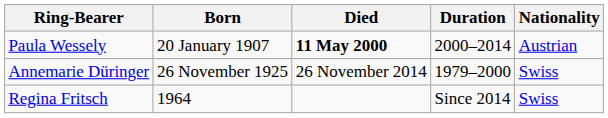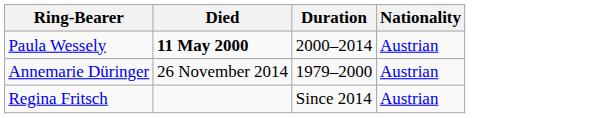- column: (223, 17)
(539, 71) Swiss -> (409, 71) Austrian
(539, 98) Swiss -> (409, 98) Austrian
